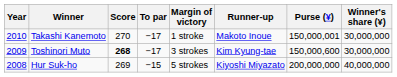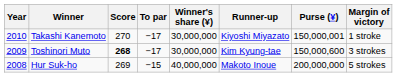columns swapped: (192, 17) <-> (367, 17)
(244, 36) Makoto Inoue -> (255, 36) Kiyoshi Miyazato
(251, 65) Kiyoshi Miyazato -> (249, 65) Makoto Inoue
